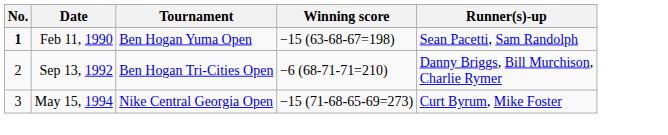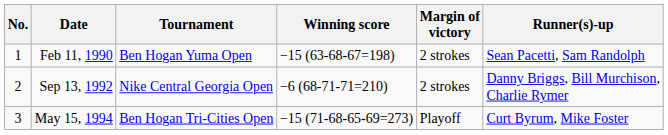+ column: (450, 24)
(18, 39) bold -> (18, 55) normal
(196, 70) Ben Hogan Tri-Cities Open -> (196, 87) Nike Central Georgia Open
(196, 101) Nike Central Georgia Open -> (196, 118) Ben Hogan Tri-Cities Open
